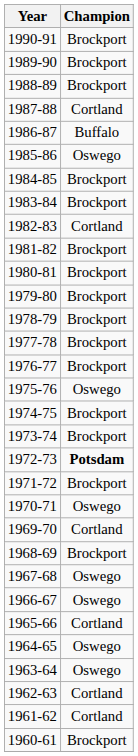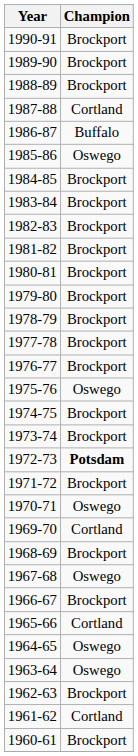(97, 226) Cortland -> (97, 226) Brockport
(97, 599) Oswego -> (97, 599) Brockport
(97, 693) Cortland -> (97, 693) Brockport
